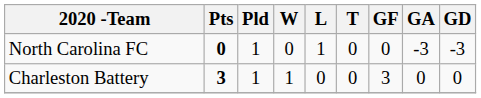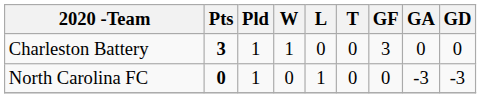rows swapped: (79, 78) <-> (78, 48)
